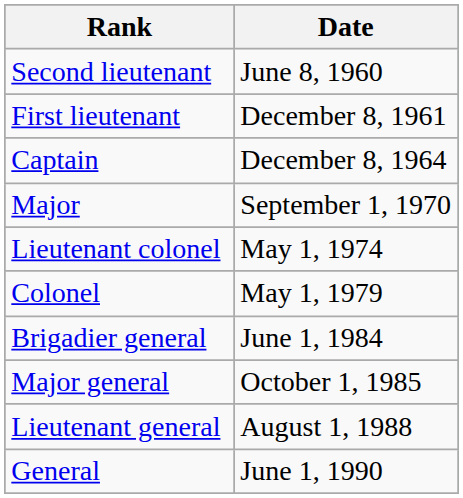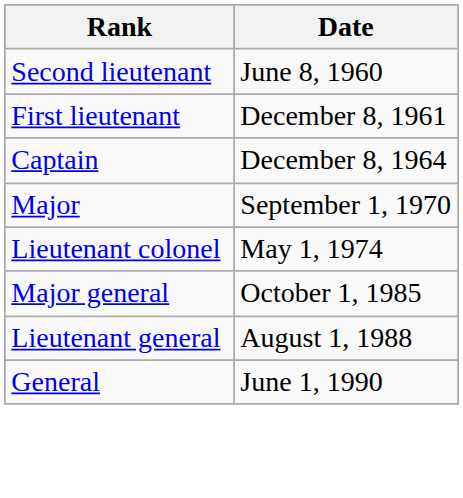- row: (56, 293)
- row: (109, 337)
